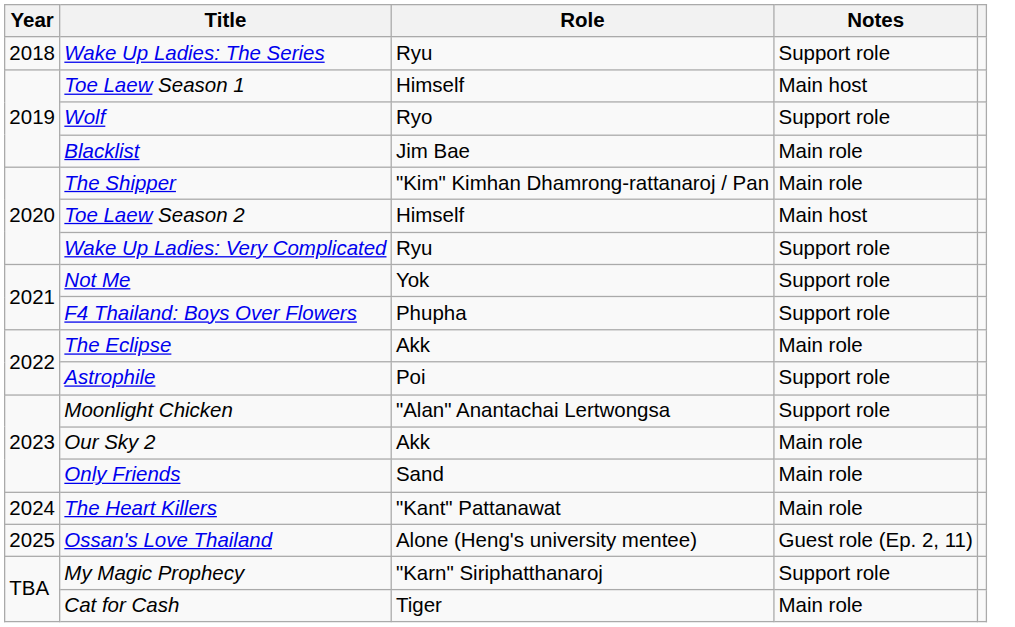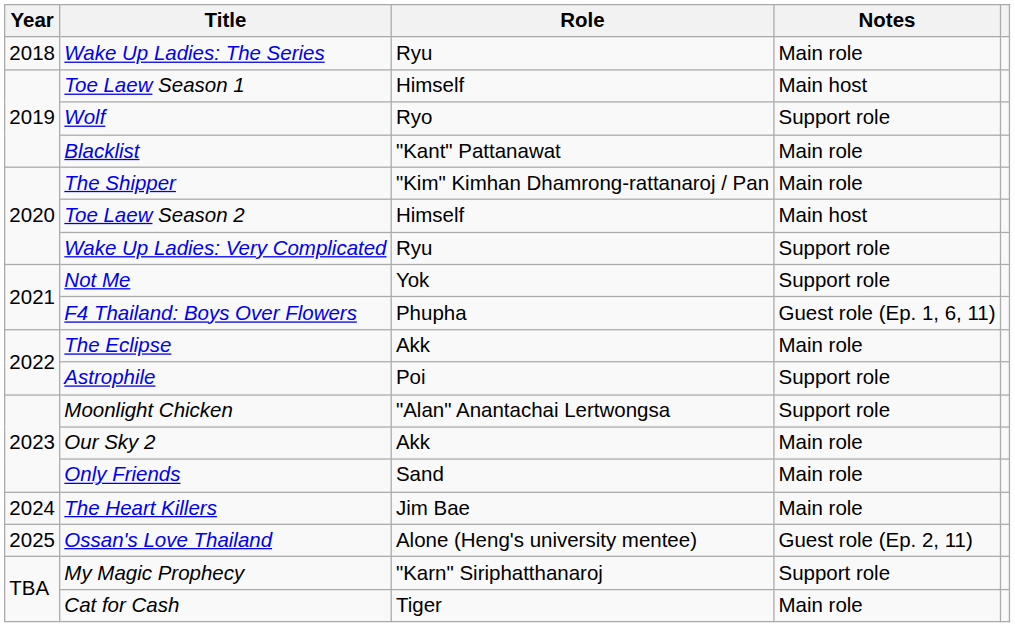(834, 53) Support role -> (821, 53) Main role
(433, 150) Jim Bae -> (478, 150) "Kant" Pattanawat
(834, 313) Support role -> (887, 313) Guest role (Ep. 1, 6, 11)
(478, 507) "Kant" Pattanawat -> (433, 507) Jim Bae
